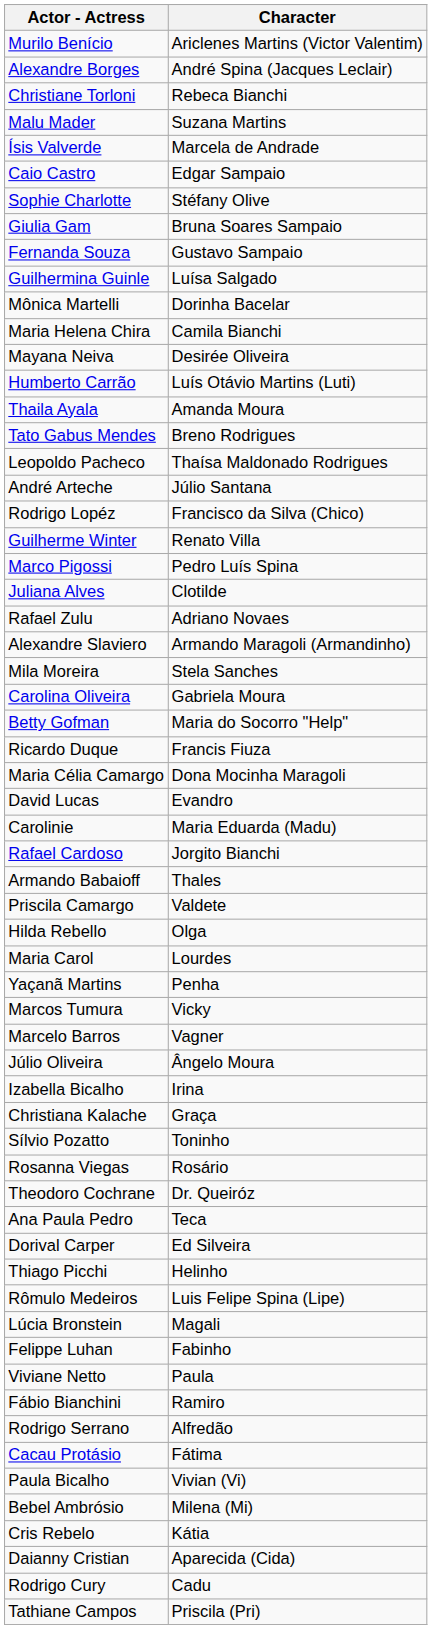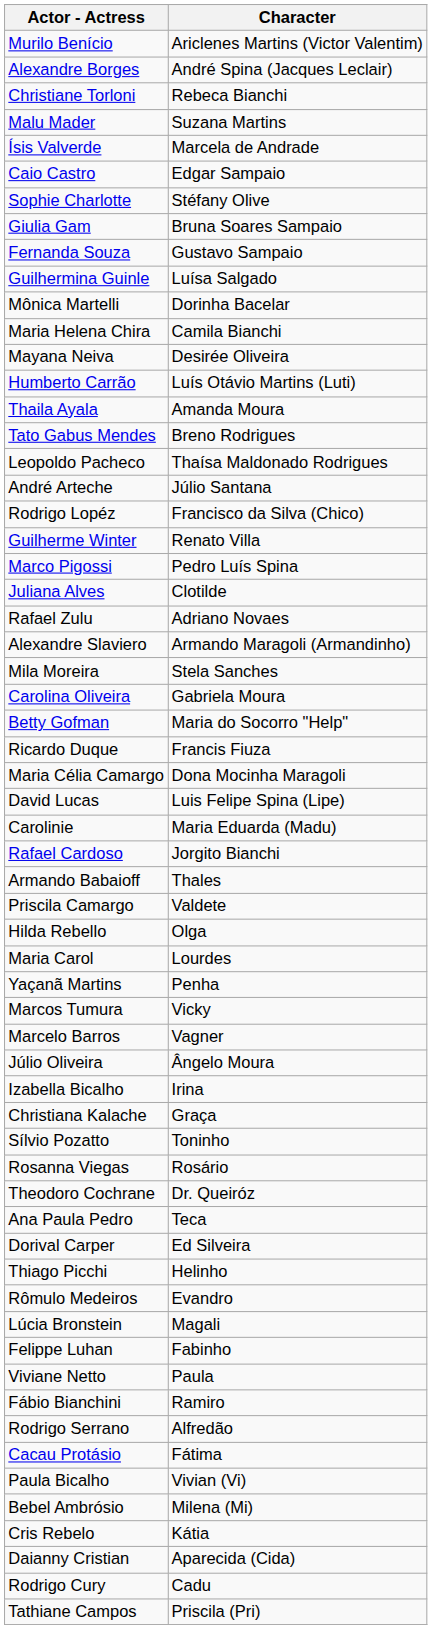(202, 801) Evandro -> (258, 801) Luis Felipe Spina (Lipe)
(258, 1298) Luis Felipe Spina (Lipe) -> (202, 1298) Evandro
